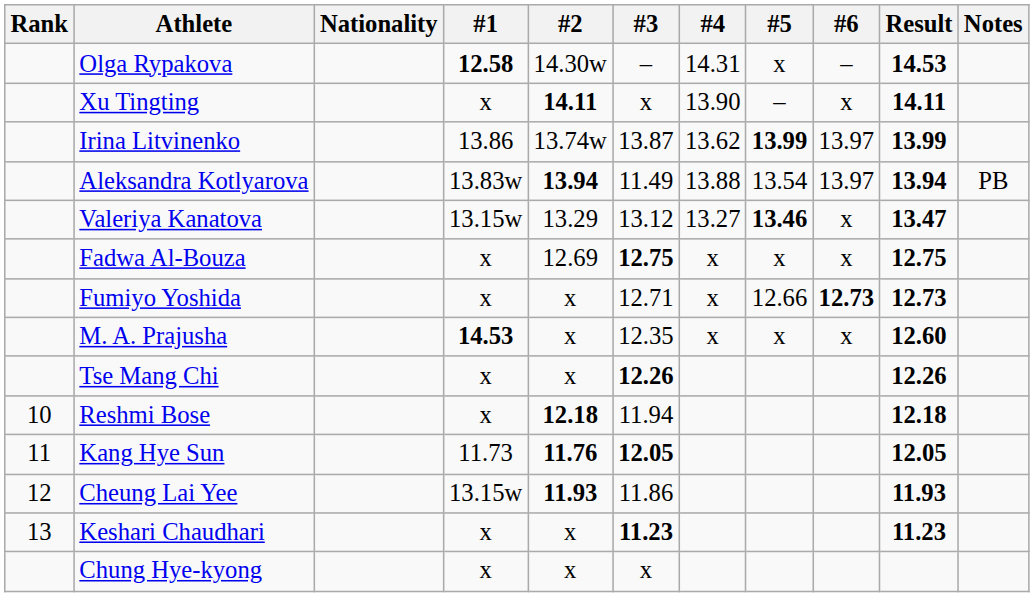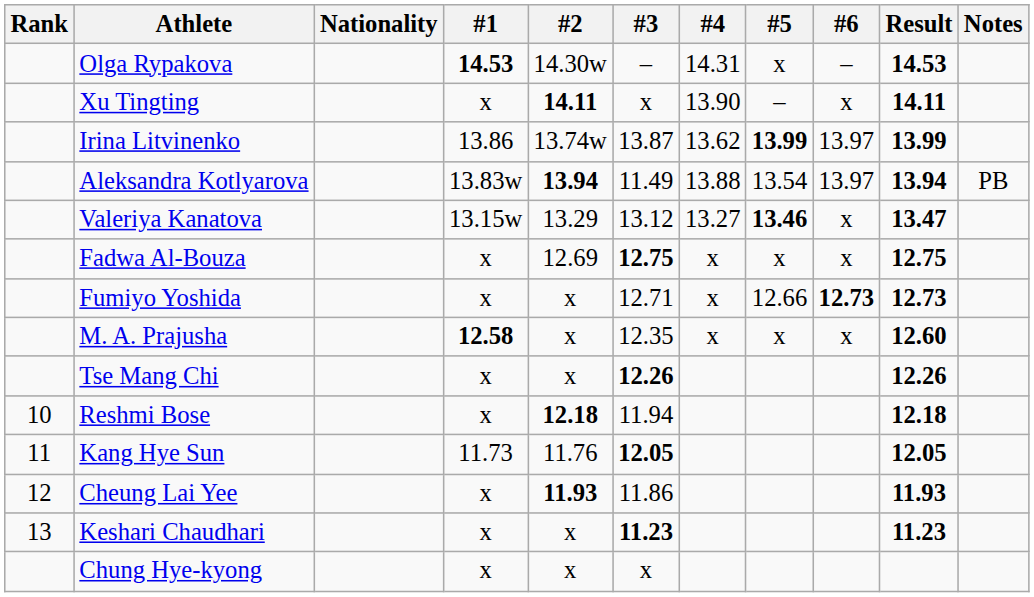(486, 63) 12.58 -> (486, 63) 14.53
(486, 336) 14.53 -> (486, 336) 12.58
(570, 453) bold -> (570, 453) normal
(486, 492) 13.15w -> (486, 492) x
